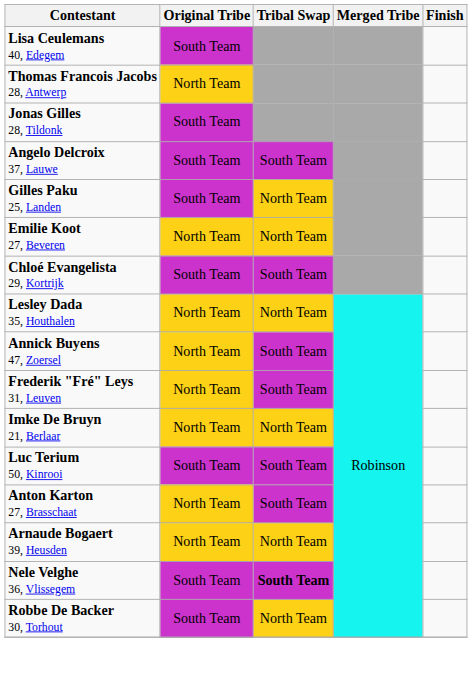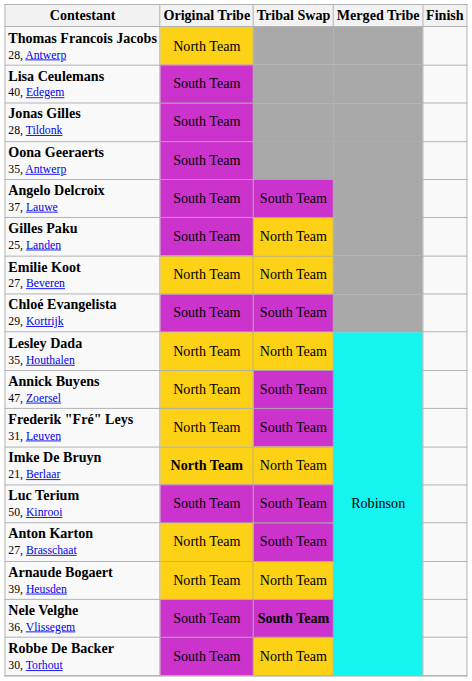rows swapped: (56, 45) <-> (83, 84)
+ row: (56, 160)
(207, 427) normal -> (207, 465) bold
